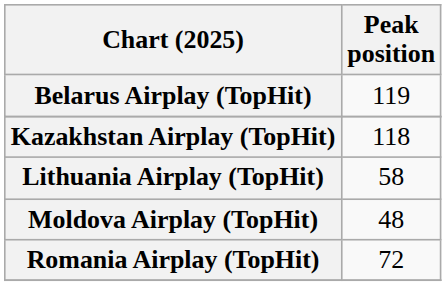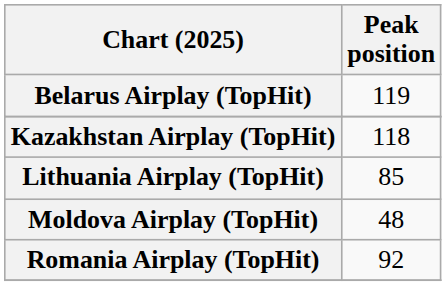(391, 177) 58 -> (391, 177) 85
(391, 259) 72 -> (391, 259) 92
